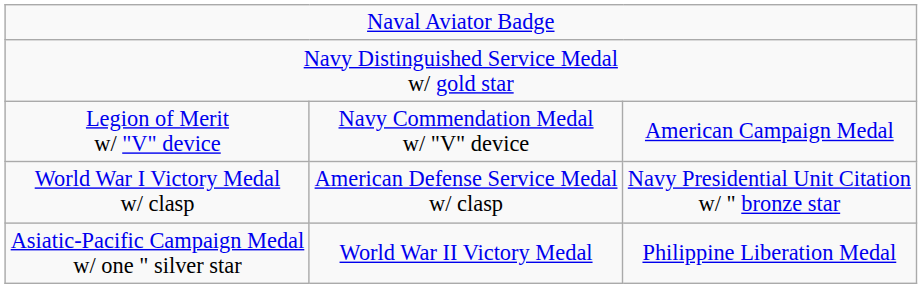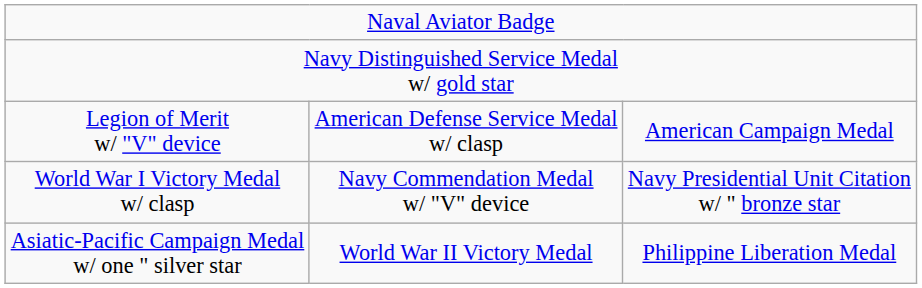(466, 131) Navy Commendation Medal w/ "V" device -> (466, 131) American Defense Service Medal w/ clasp
(466, 191) American Defense Service Medal w/ clasp -> (466, 191) Navy Commendation Medal w/ "V" device
